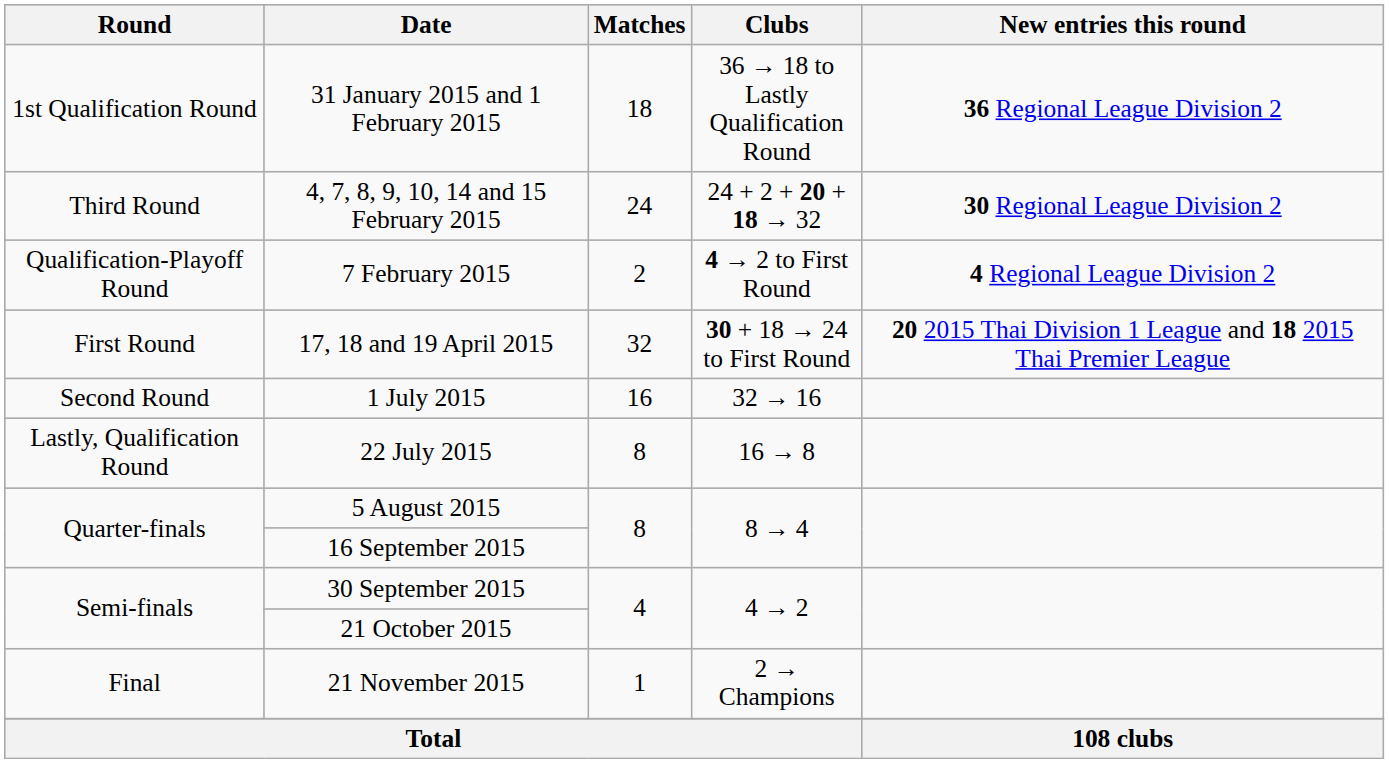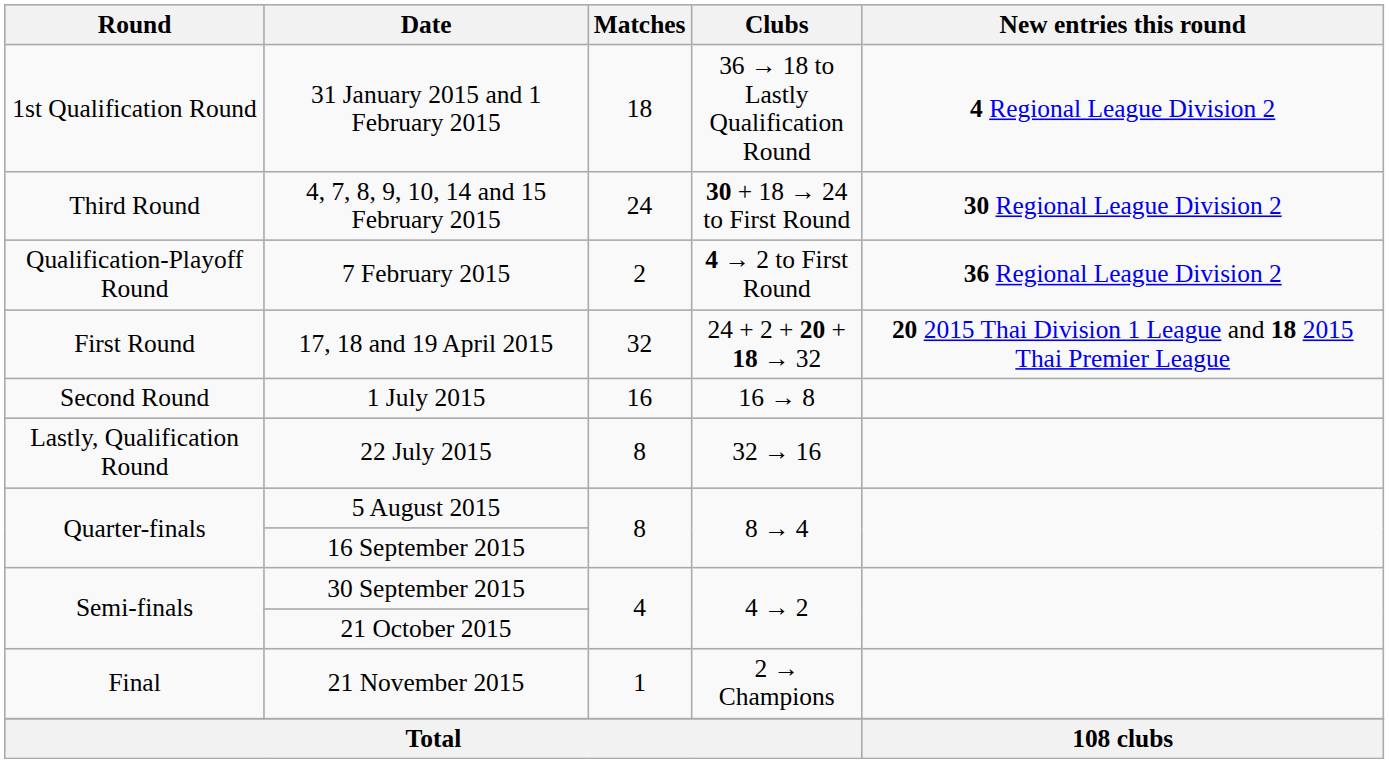(1123, 107) 36 Regional League Division 2 -> (1123, 107) 4 Regional League Division 2
(777, 205) 24 + 2 + 20 + 18 → 32 -> (777, 205) 30 + 18 → 24 to First Round
(1123, 274) 4 Regional League Division 2 -> (1123, 274) 36 Regional League Division 2
(777, 343) 30 + 18 → 24 to First Round -> (777, 343) 24 + 2 + 20 + 18 → 32
(777, 398) 32 → 16 -> (777, 398) 16 → 8
(777, 452) 16 → 8 -> (777, 452) 32 → 16
